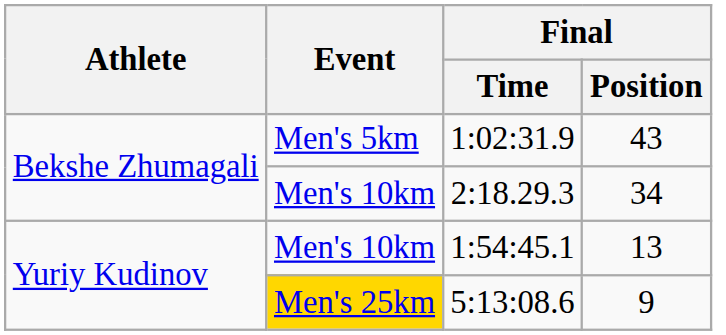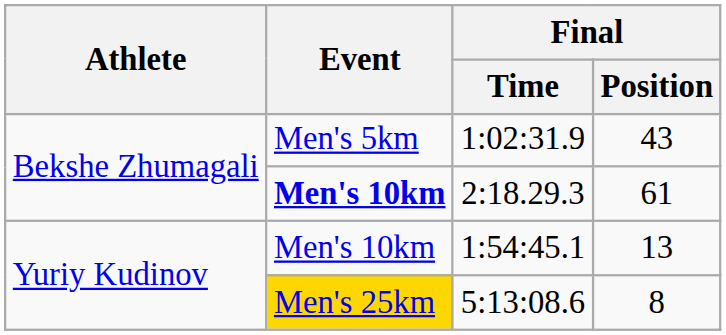(355, 193) normal -> (360, 193) bold
(646, 193) 34 -> (657, 193) 61
(646, 301) 9 -> (657, 301) 8
